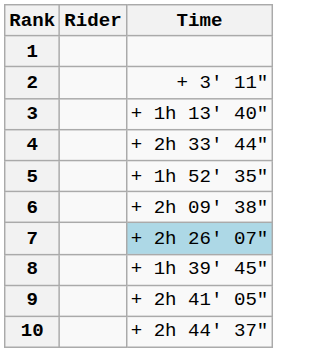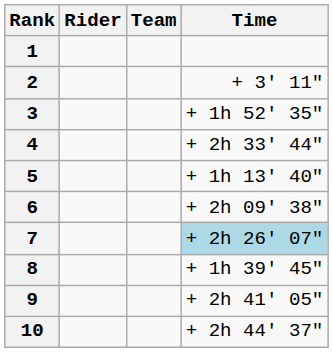+ column: (154, 20)
(200, 114) + 1h 13' 40" -> (255, 114) + 1h 52' 35"
(200, 176) + 1h 52' 35" -> (255, 176) + 1h 13' 40"
